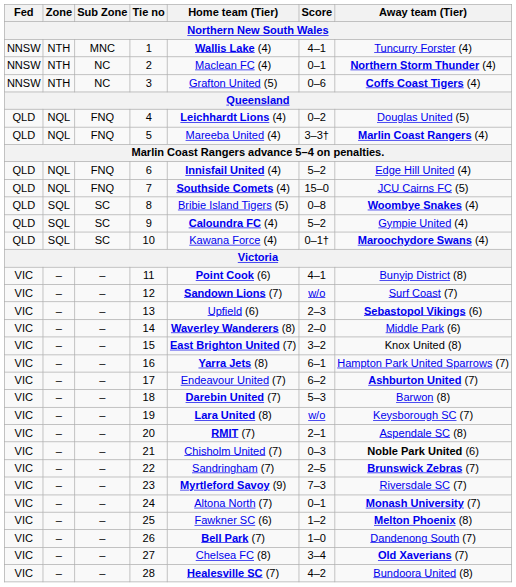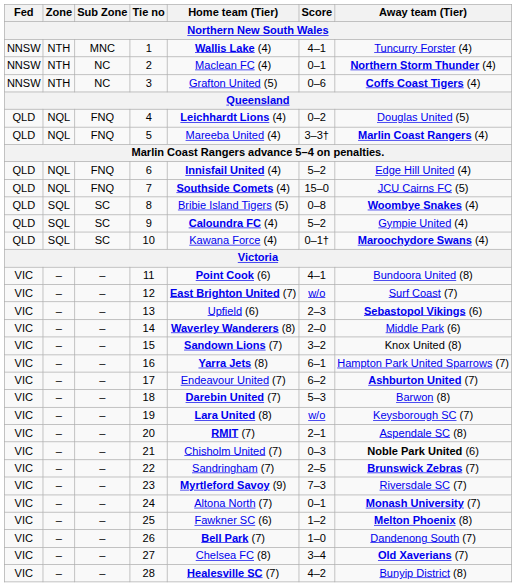(423, 275) Bunyip District (8) -> (423, 275) Bundoora United (8)
(233, 293) Sandown Lions (7) -> (233, 293) East Brighton United (7)
(233, 345) East Brighton United (7) -> (233, 345) Sandown Lions (7)
(423, 573) Bundoora United (8) -> (423, 573) Bunyip District (8)
